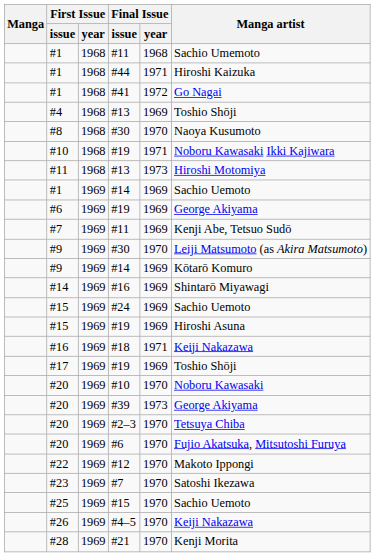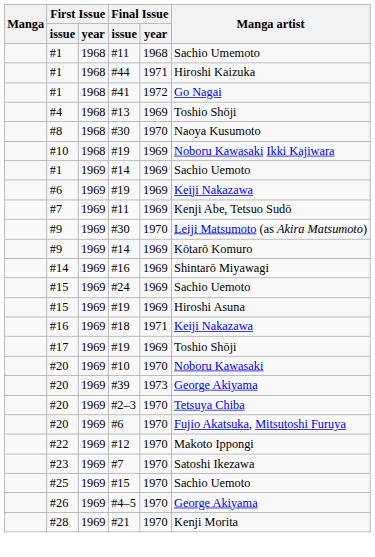(155, 151) 1971 -> (155, 151) 1969
- row: (59, 170)
(216, 209) George Akiyama -> (214, 190) Keiji Nakazawa
(214, 522) Keiji Nakazawa -> (216, 502) George Akiyama
